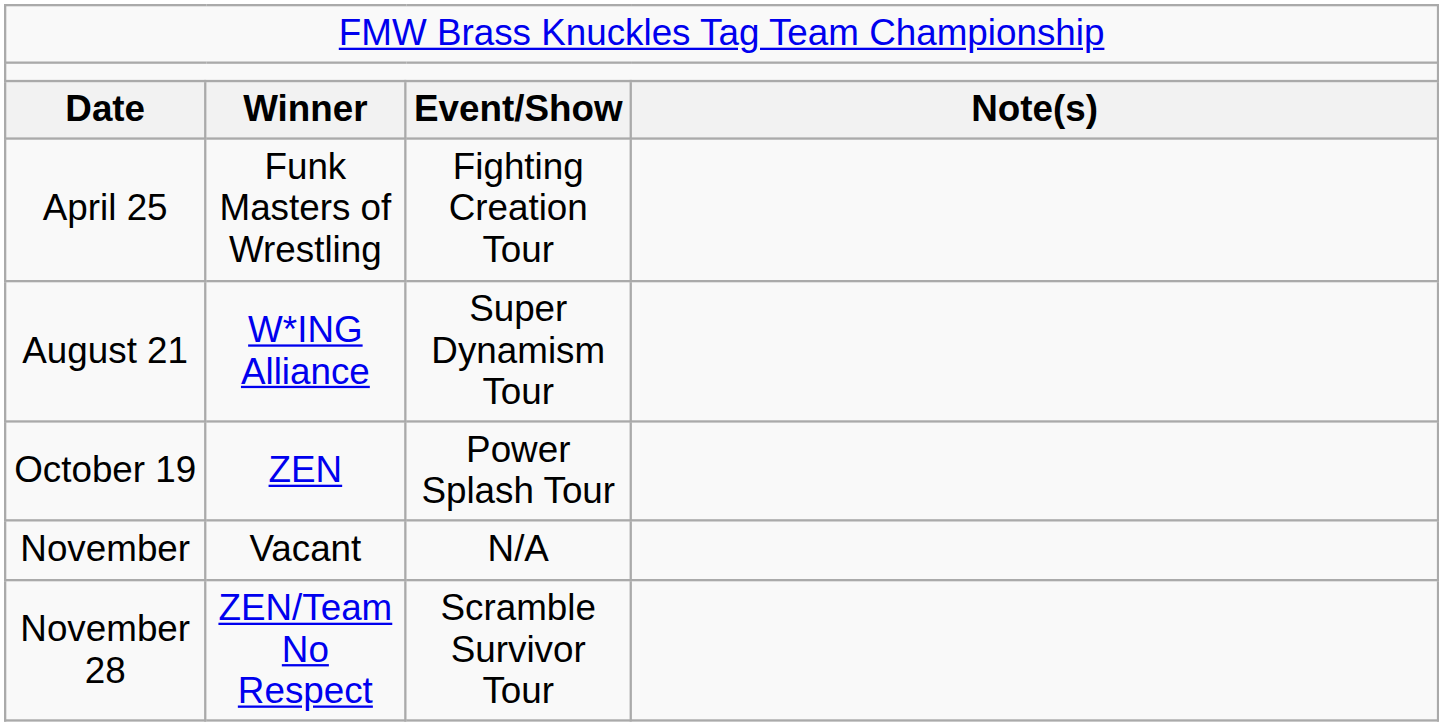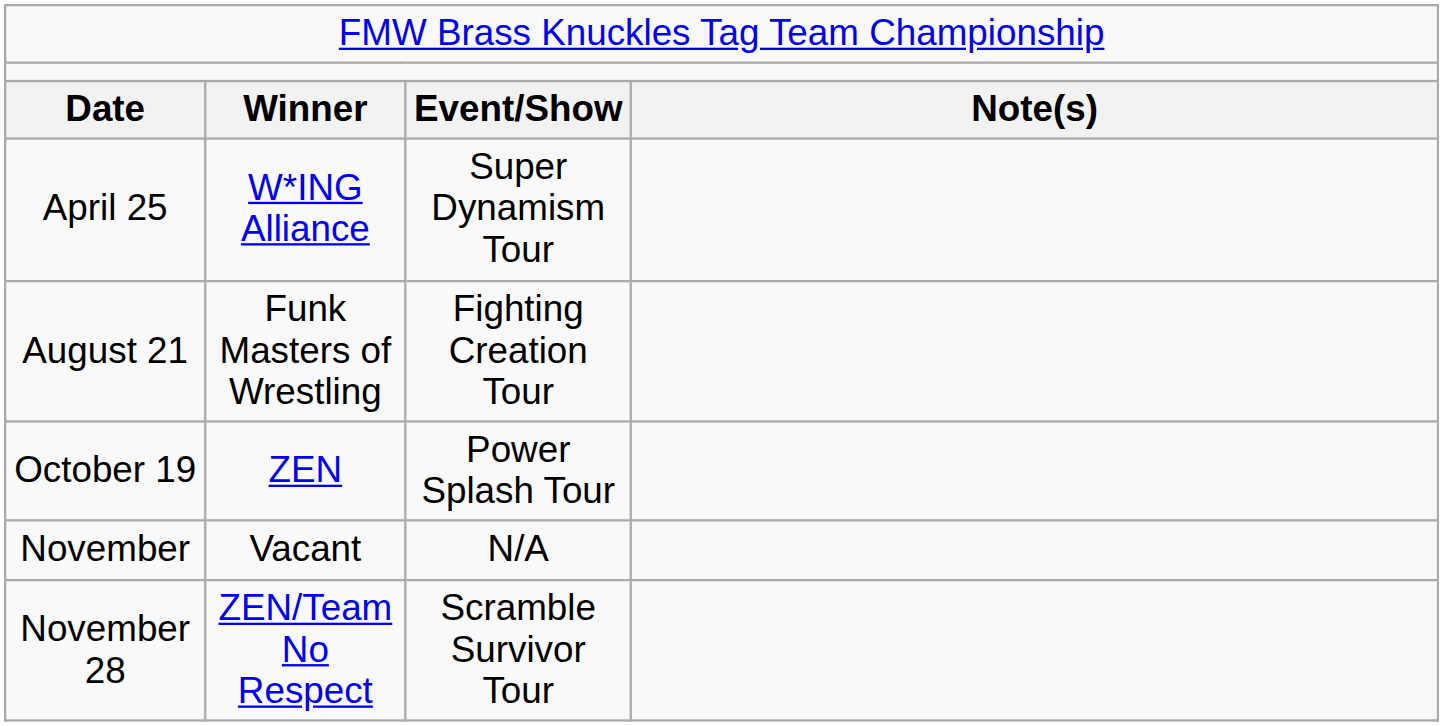(305, 208) Funk Masters of Wrestling -> (305, 208) W*ING Alliance
(518, 208) Fighting Creation Tour -> (518, 208) Super Dynamism Tour
(305, 349) W*ING Alliance -> (305, 349) Funk Masters of Wrestling
(518, 349) Super Dynamism Tour -> (518, 349) Fighting Creation Tour
